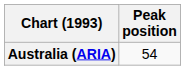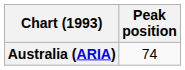(150, 53) 54 -> (150, 53) 74
